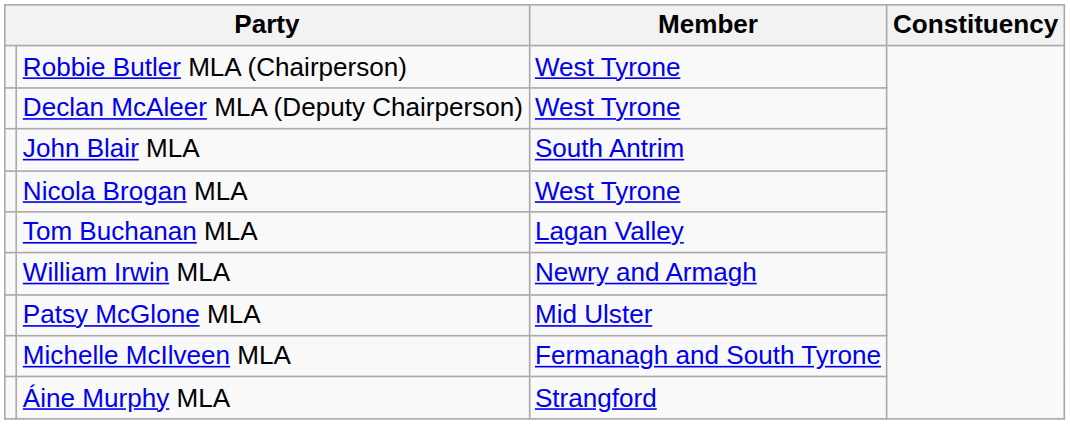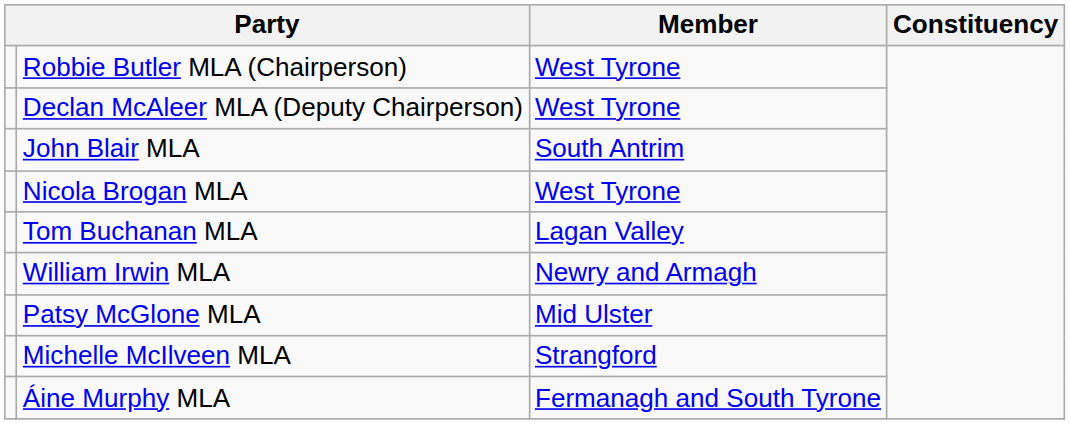(708, 356) Fermanagh and South Tyrone -> (596, 356) Strangford
(596, 397) Strangford -> (708, 397) Fermanagh and South Tyrone
